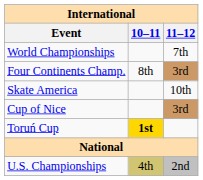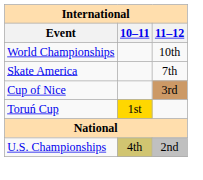(181, 52) 7th -> (170, 52) 10th
- row: (66, 71)
(181, 90) 10th -> (170, 71) 7th
(146, 128) bold -> (135, 109) normal
